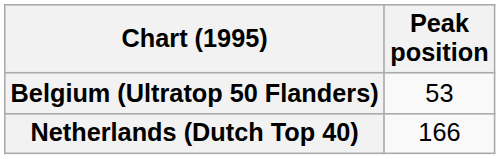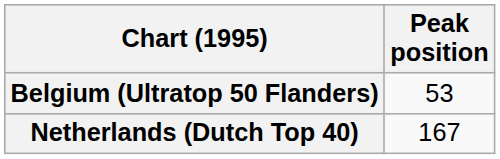(439, 133) 166 -> (439, 133) 167
